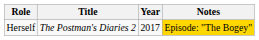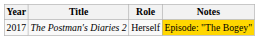columns swapped: (150, 12) <-> (21, 12)
